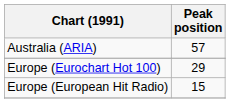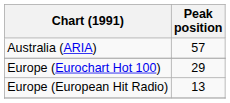(198, 87) 15 -> (198, 87) 13
